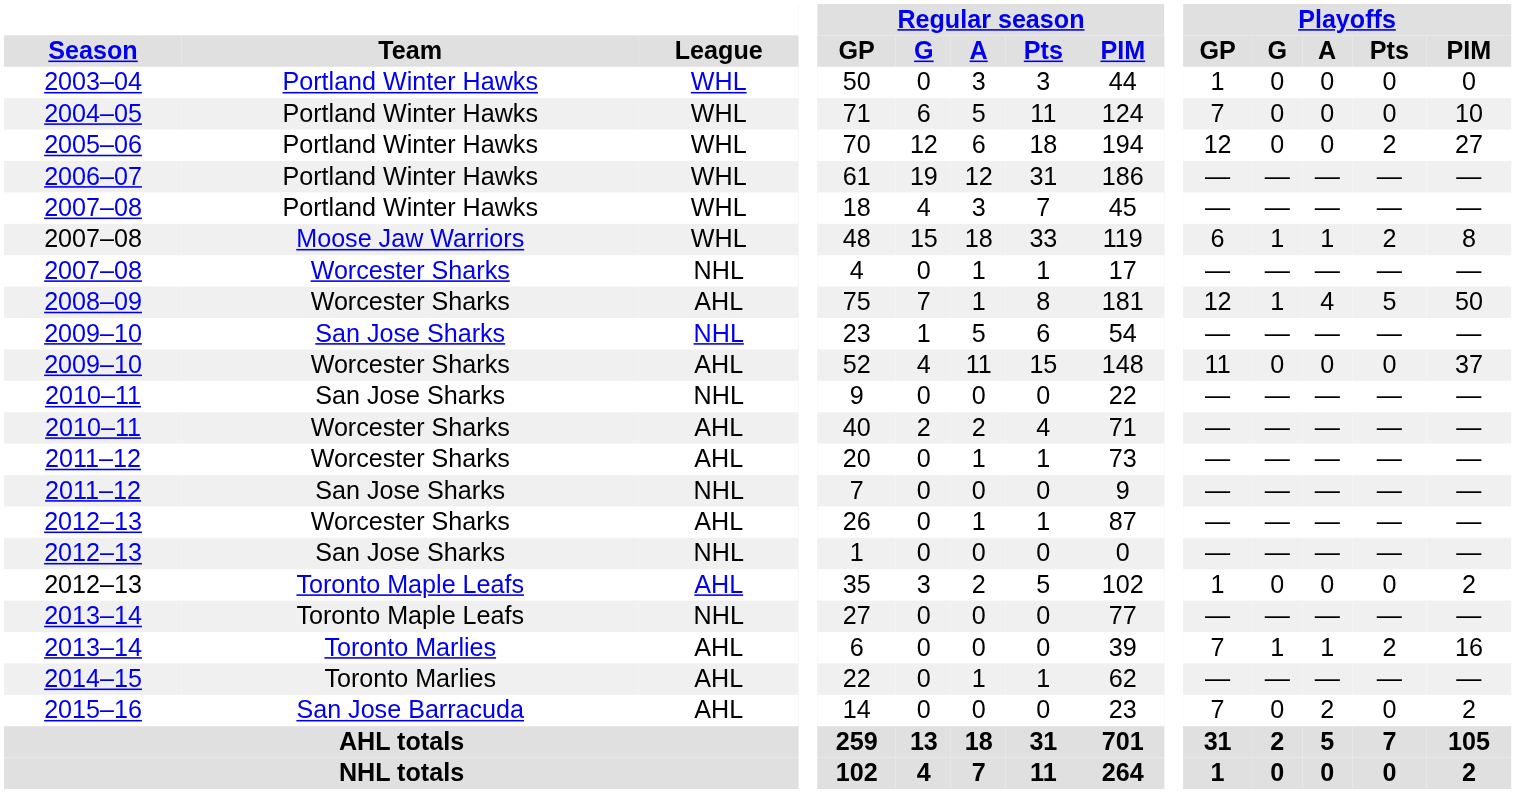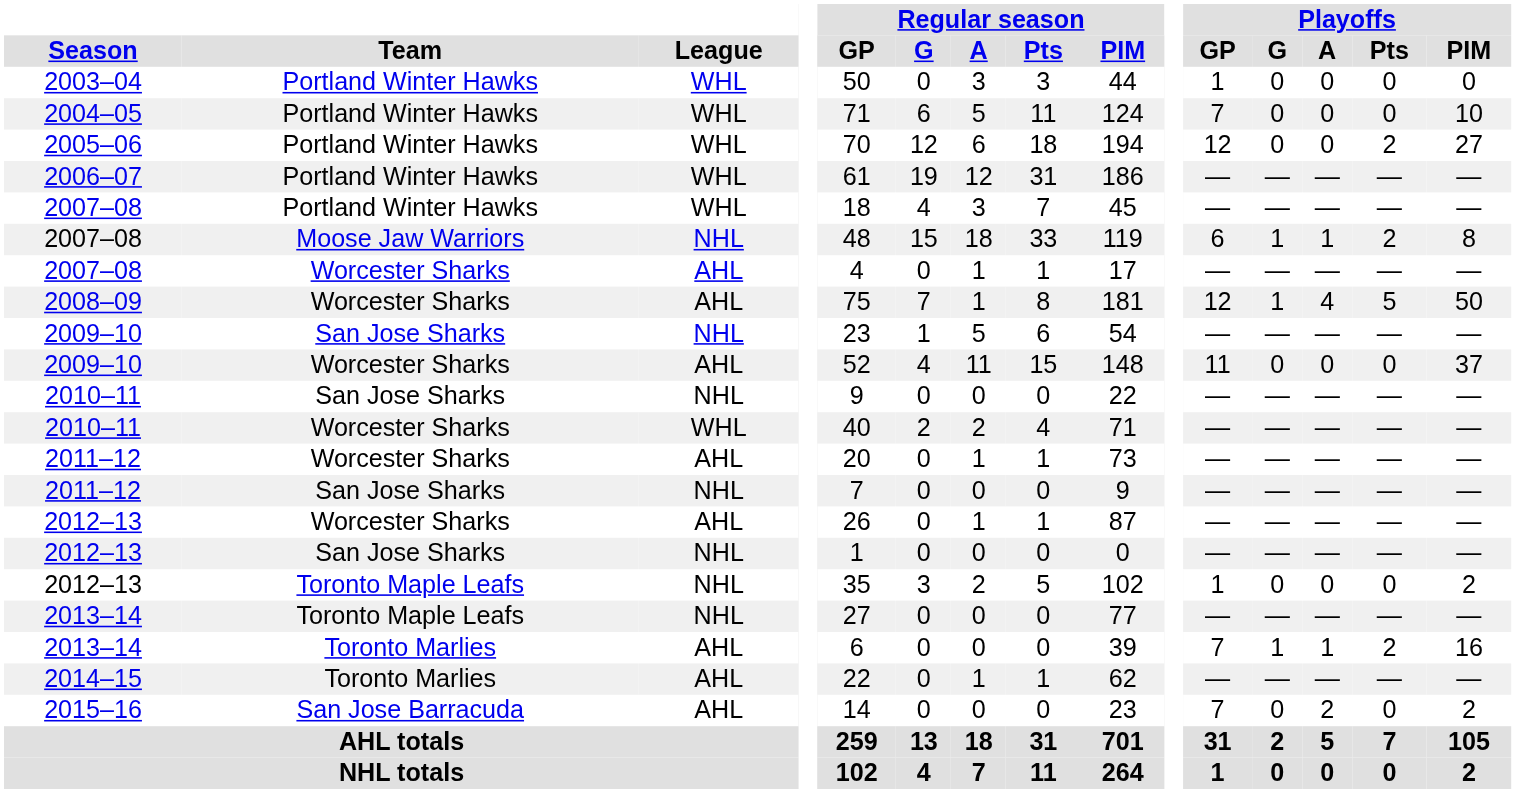(719, 239) WHL -> (719, 239) NHL
(719, 270) NHL -> (719, 270) AHL
(719, 427) AHL -> (719, 427) WHL
(719, 584) AHL -> (719, 584) NHL
